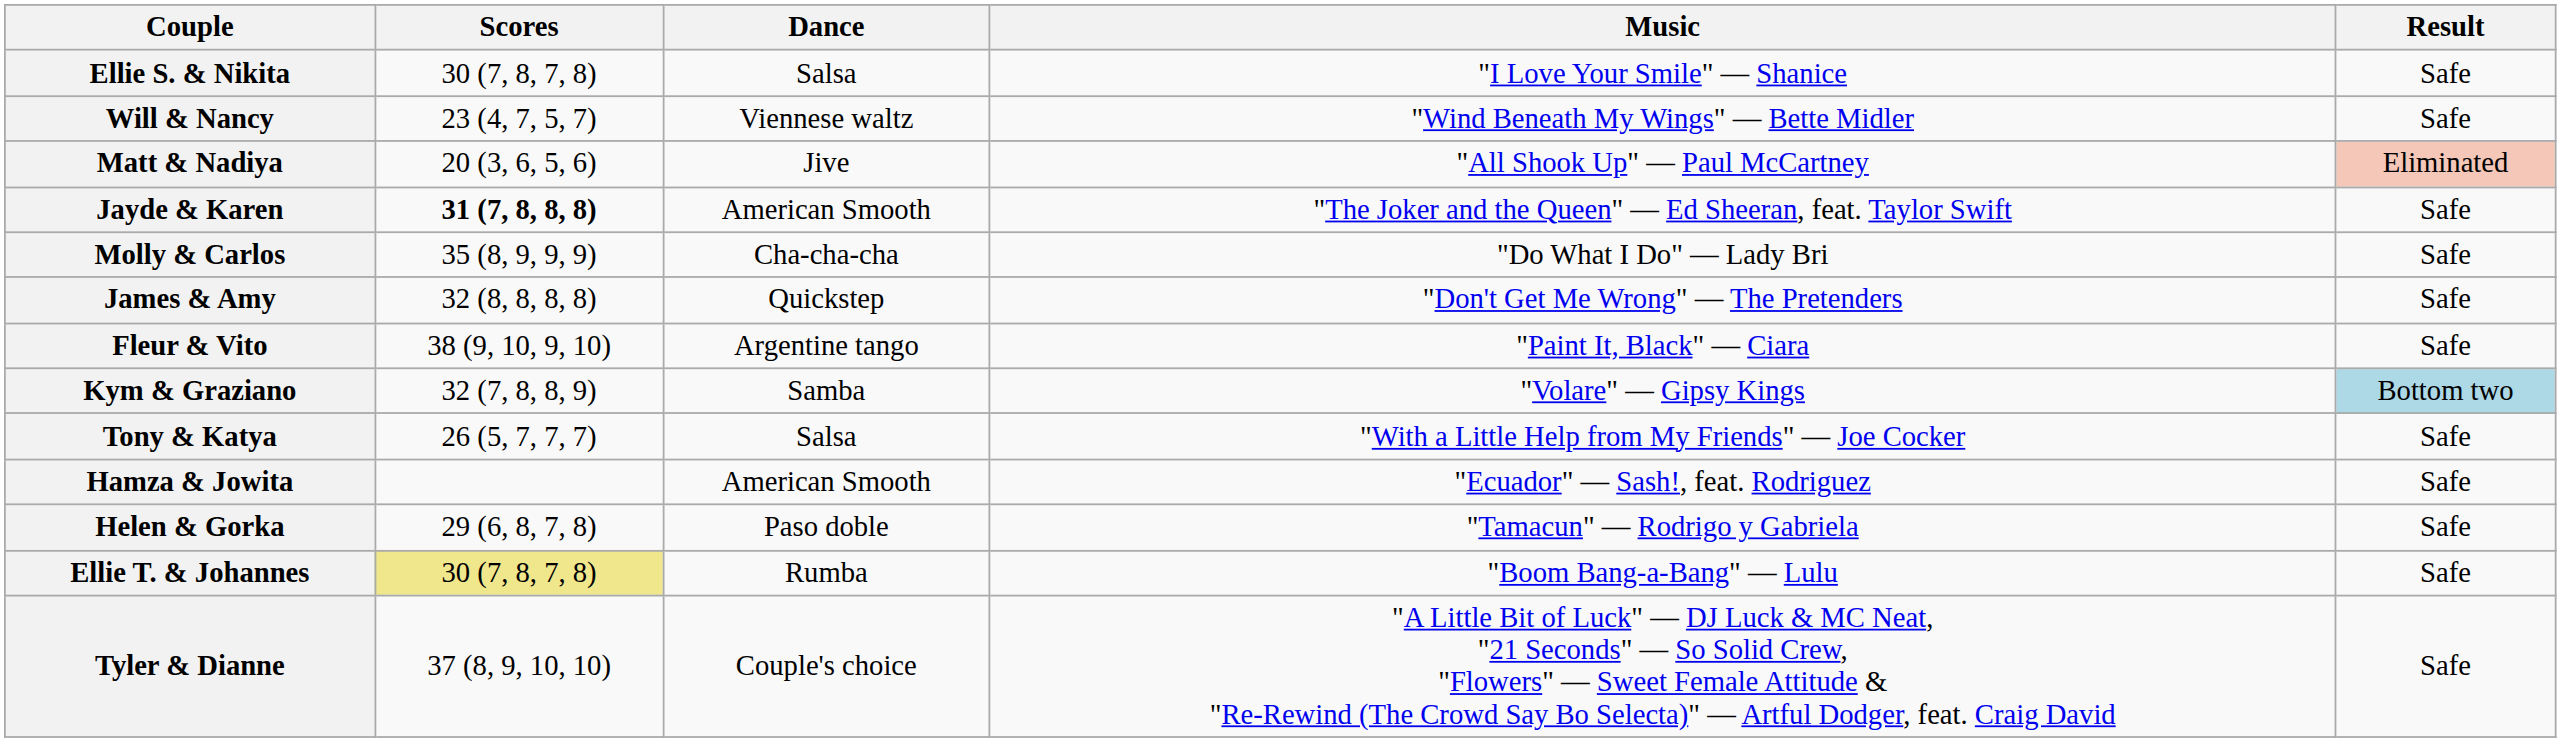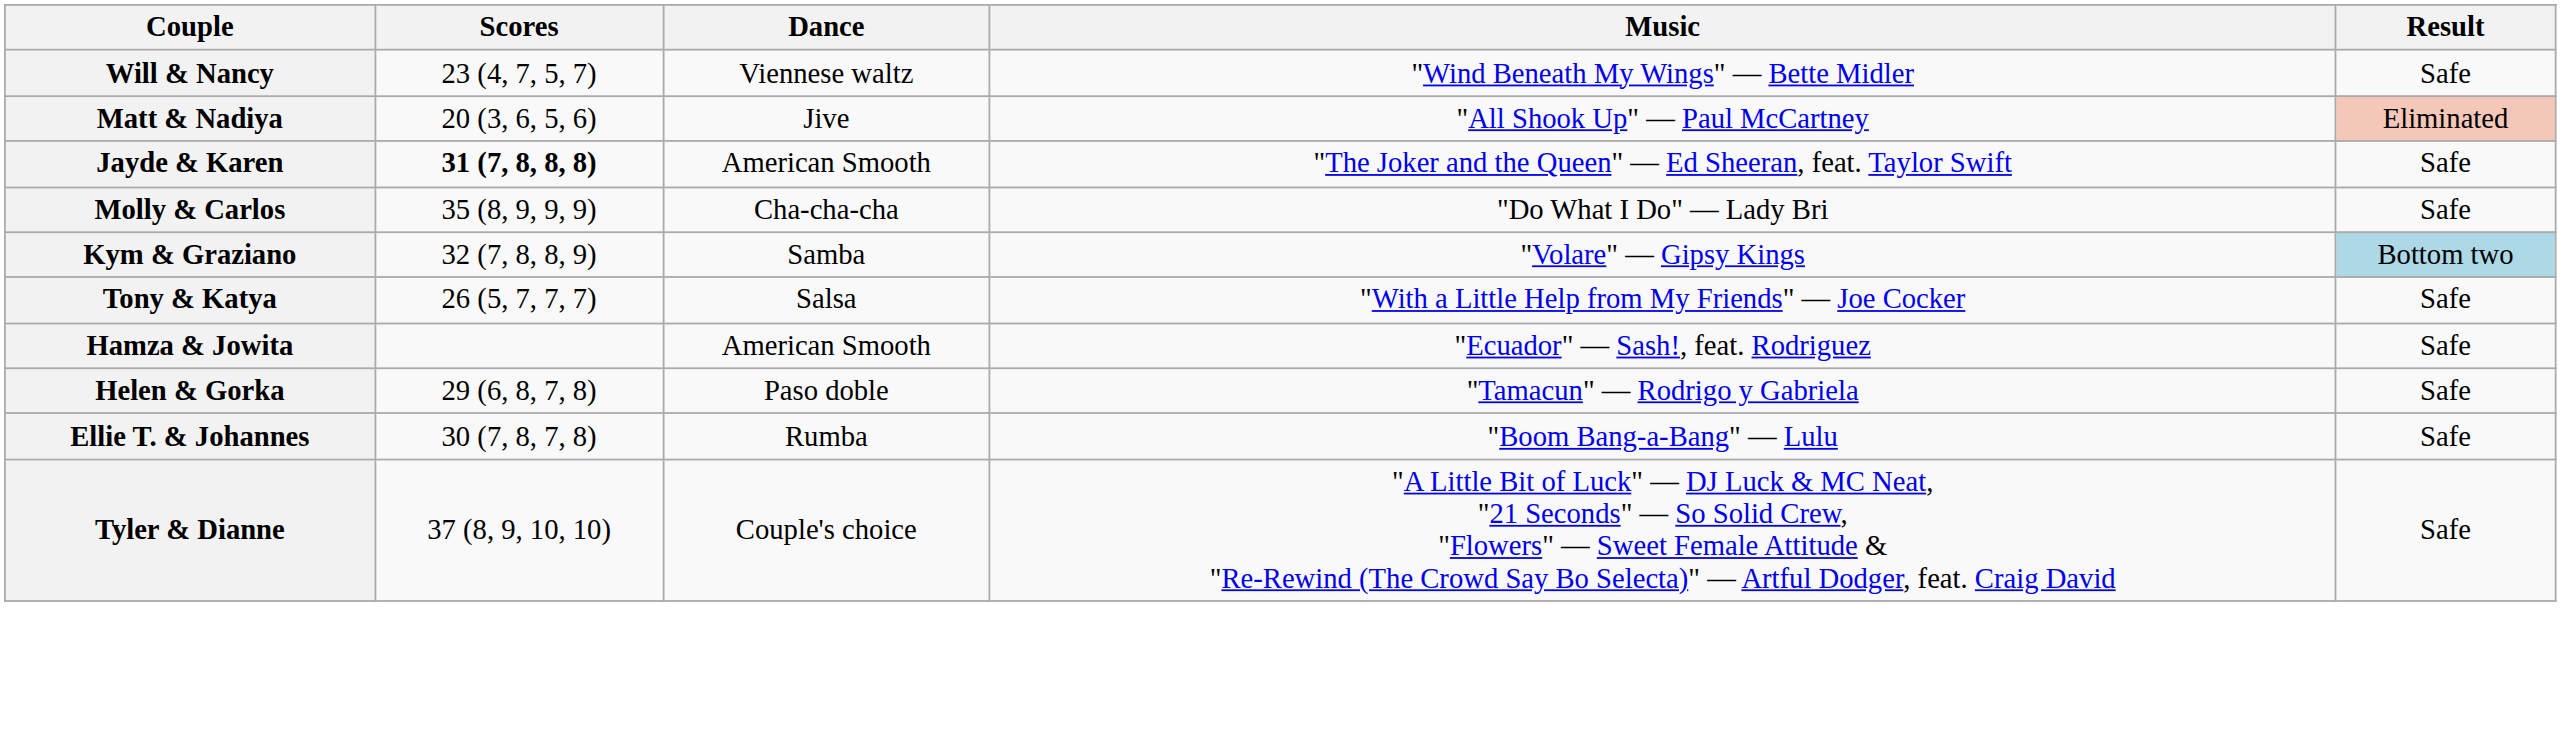- row: (190, 72)
- row: (190, 299)
- row: (190, 345)
(519, 572) khaki background -> (519, 436) no background
